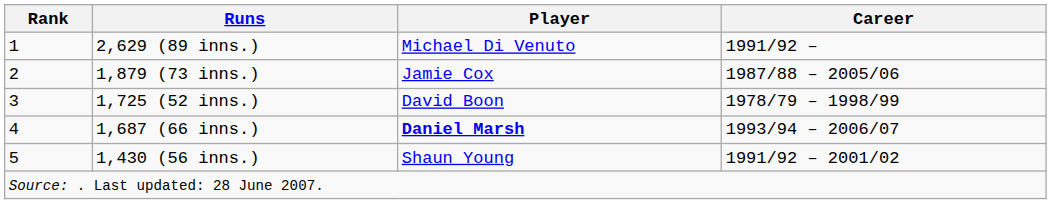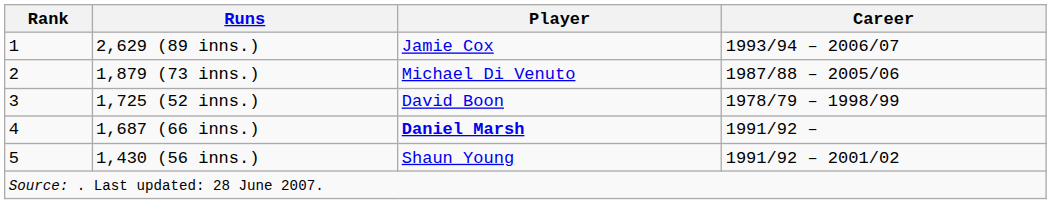(489, 46) Michael Di Venuto -> (448, 46) Jamie Cox
(772, 46) 1991/92 – -> (813, 46) 1993/94 – 2006/07
(448, 74) Jamie Cox -> (489, 74) Michael Di Venuto
(813, 130) 1993/94 – 2006/07 -> (772, 130) 1991/92 –
